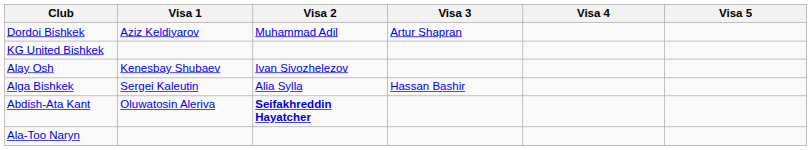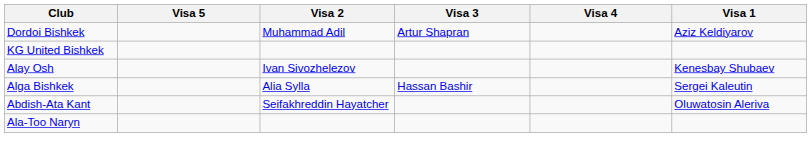columns swapped: (185, 13) <-> (736, 13)
(293, 111) bold -> (326, 104) normal
